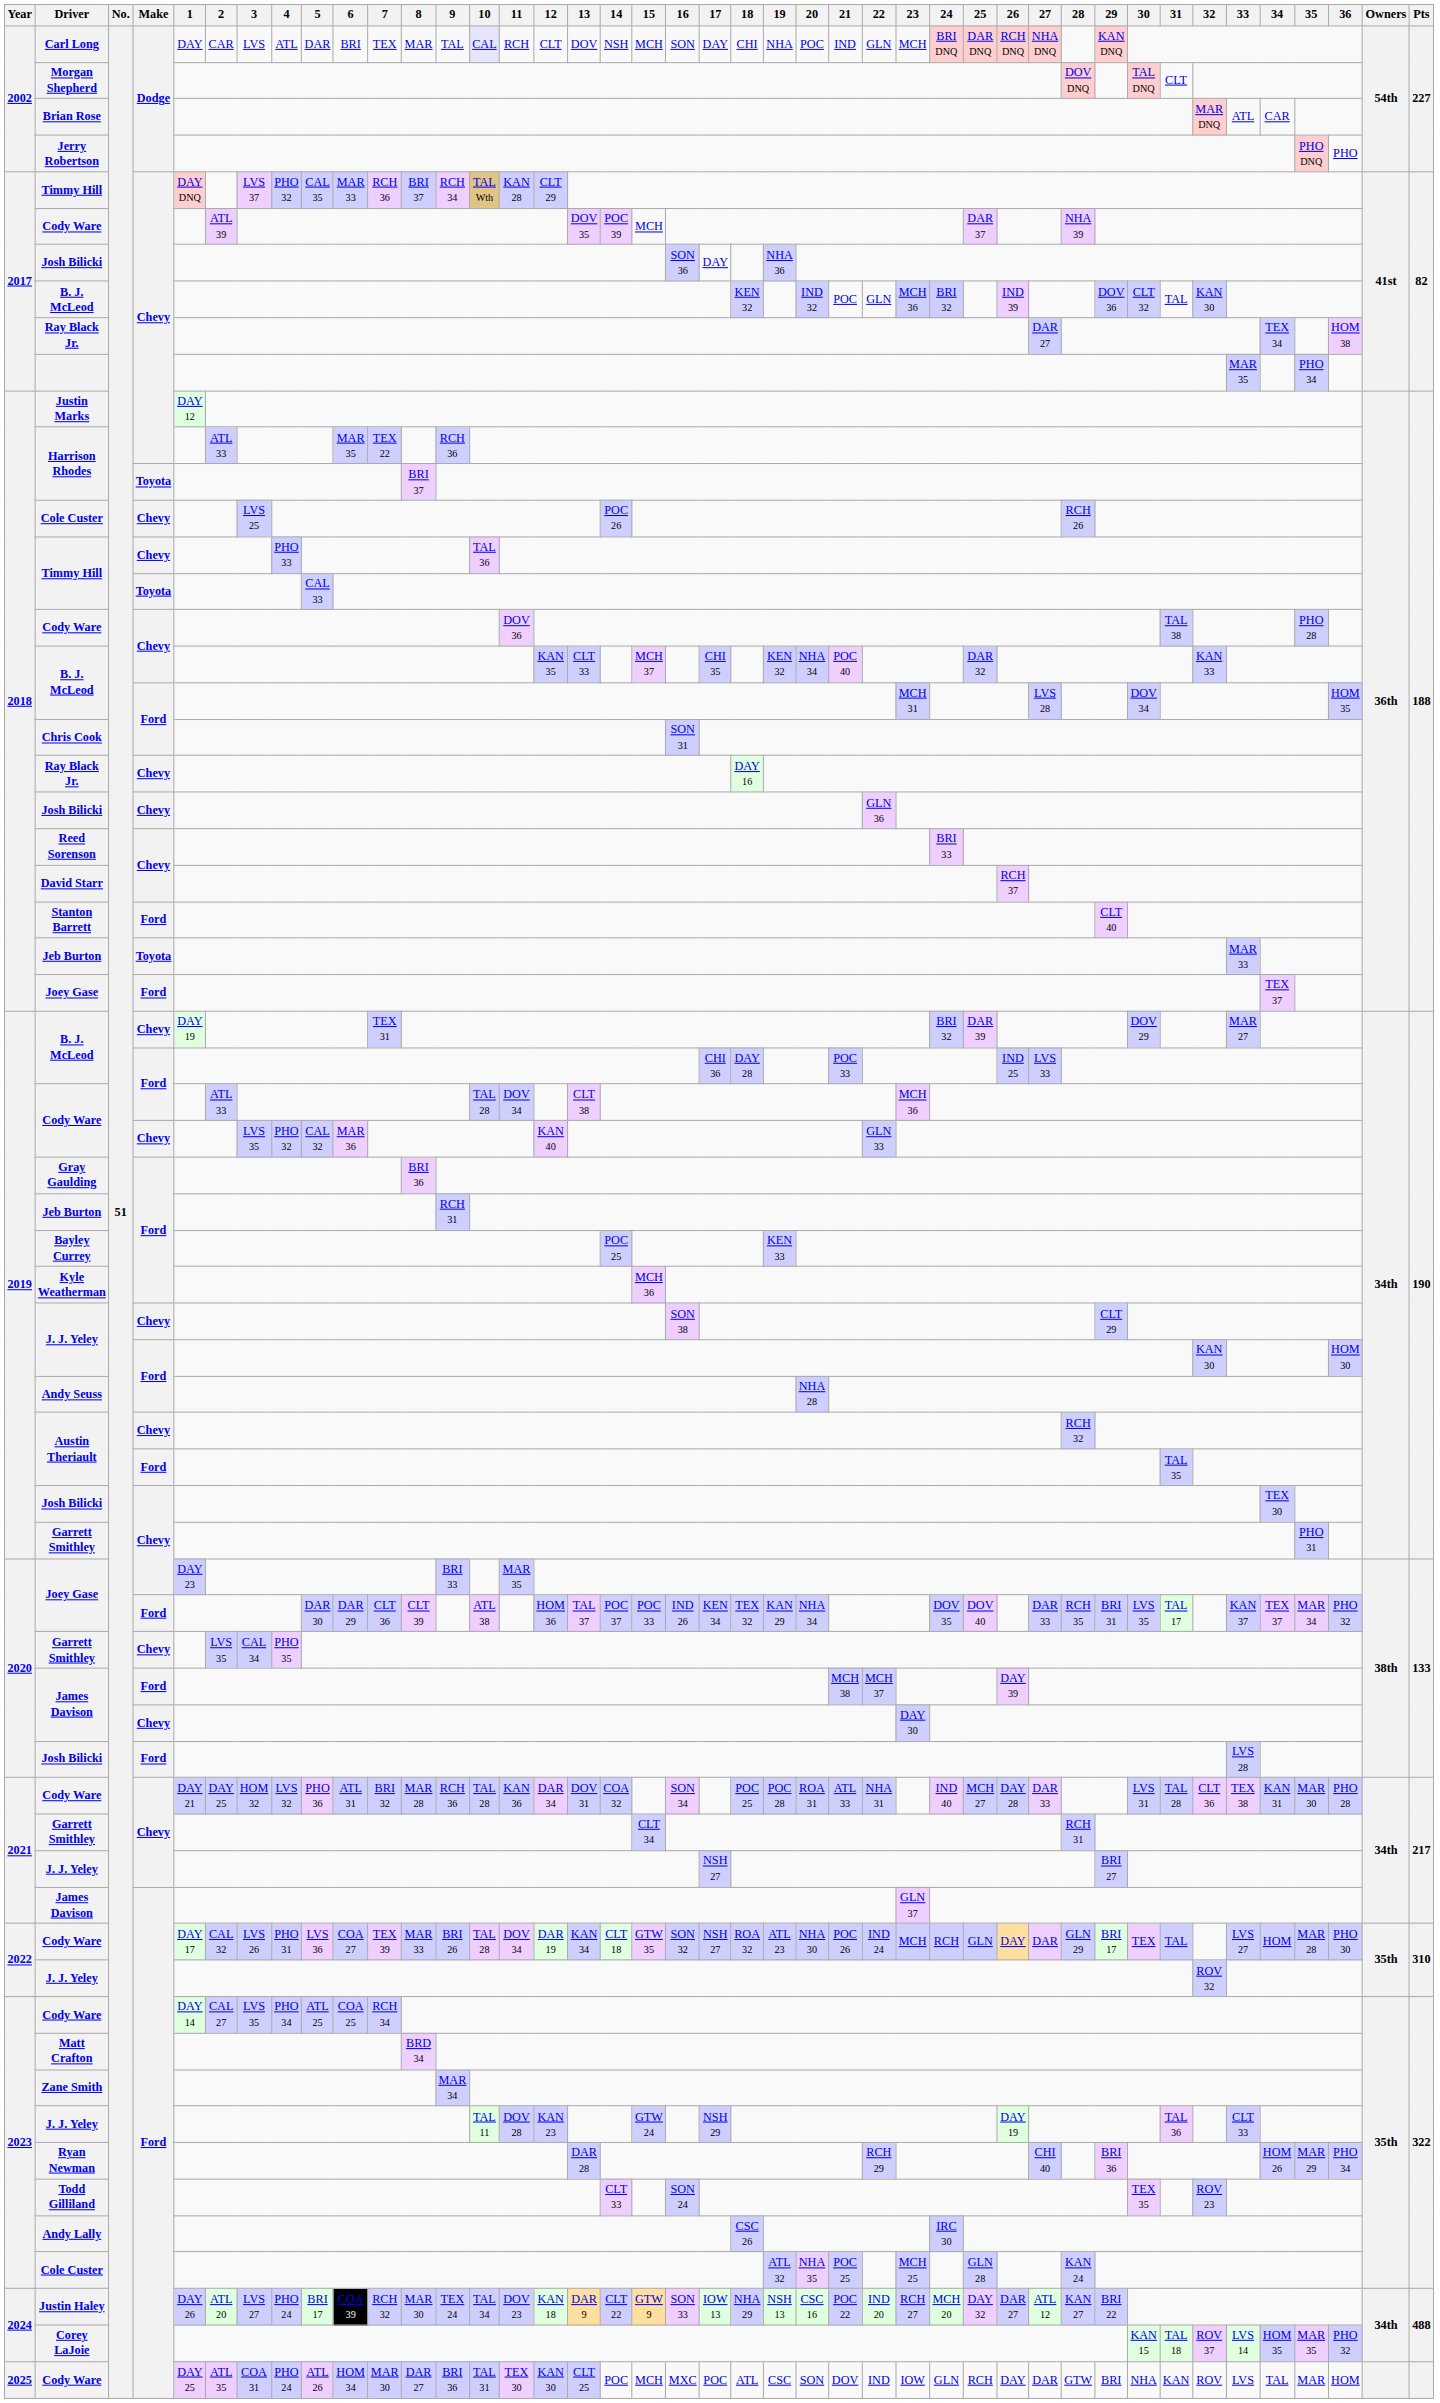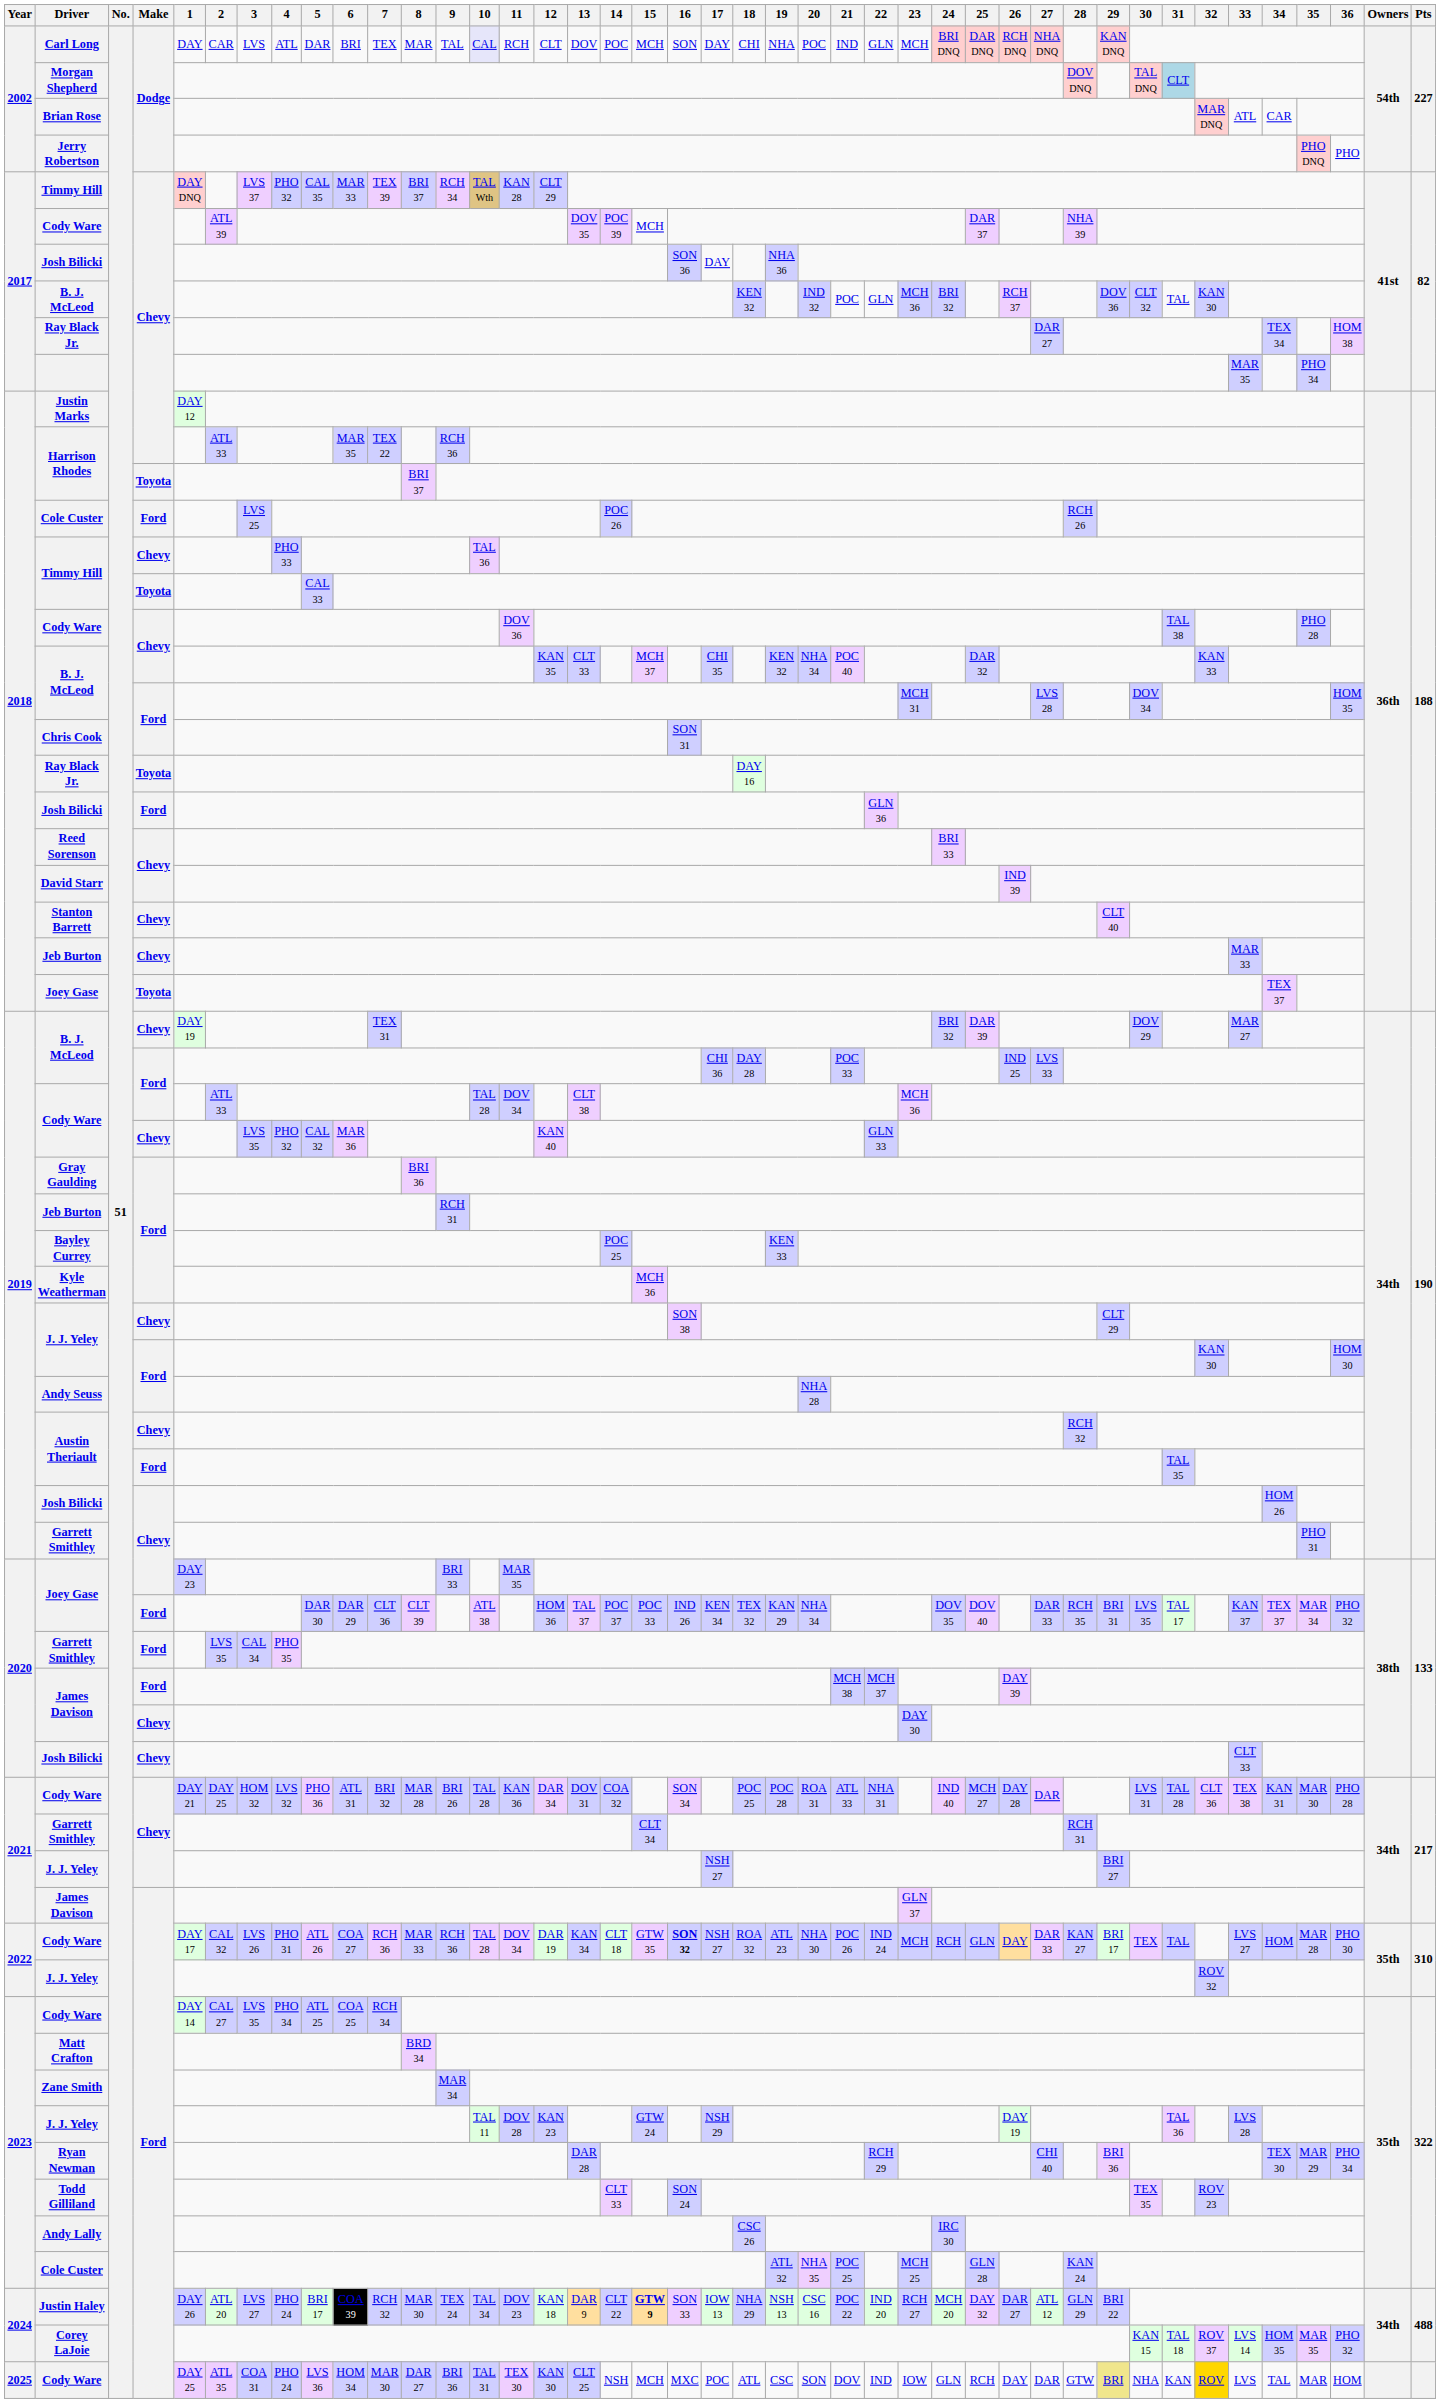(616, 43) NSH -> (616, 43) POC
(1176, 80) no background -> (1178, 80) lightblue background
(385, 189) RCH 36 -> (385, 189) TEX 39
(1013, 298) IND 39 -> (1015, 298) RCH 37
(153, 518) Chevy -> (153, 518) Ford
(153, 773) Chevy -> (153, 773) Toyota
(153, 810) Chevy -> (153, 810) Ford
(1013, 882) RCH 37 -> (1015, 882) IND 39
(153, 919) Ford -> (153, 919) Chevy
(153, 956) Toyota -> (153, 956) Chevy
(153, 992) Ford -> (153, 992) Toyota
(1277, 1503) TEX 30 -> (1279, 1503) HOM 26
(153, 1649) Chevy -> (153, 1649) Ford
(153, 1759) Ford -> (153, 1759) Chevy
(1243, 1758) LVS 28 -> (1245, 1758) CLT 33
(452, 1795) RCH 36 -> (452, 1795) BRI 26
(1045, 1795) DAR 33 -> (1047, 1795) DAR
(318, 1941) LVS 36 -> (318, 1941) ATL 26
(385, 1941) TEX 39 -> (385, 1941) RCH 36
(452, 1941) BRI 26 -> (452, 1941) RCH 36
(683, 1941) normal -> (685, 1941) bold
(1045, 1941) DAR -> (1047, 1941) DAR 33
(1078, 1941) GLN 29 -> (1080, 1941) KAN 27
(1243, 2123) CLT 33 -> (1245, 2123) LVS 28
(1277, 2160) HOM 26 -> (1279, 2160) TEX 30
(649, 2306) normal -> (650, 2306) bold
(1078, 2306) KAN 27 -> (1080, 2306) GLN 29
(318, 2379) ATL 26 -> (318, 2379) LVS 36
(616, 2379) POC -> (616, 2379) NSH
(1111, 2379) no background -> (1113, 2379) khaki background
(1209, 2379) no background -> (1211, 2379) gold background
